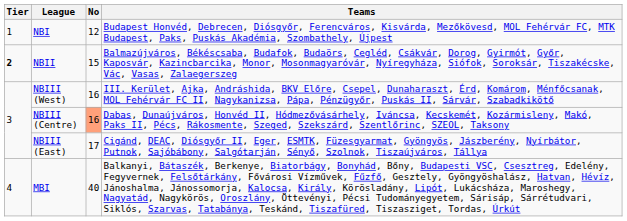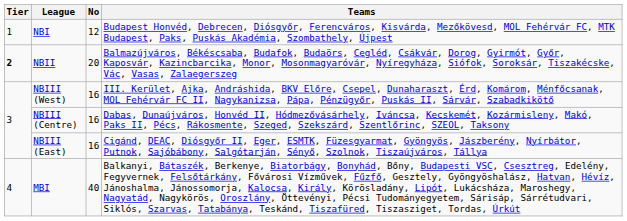(94, 63) 15 -> (94, 63) 20
(94, 120) lightsalmon background -> (94, 120) no background
(94, 146) 17 -> (94, 146) 16
